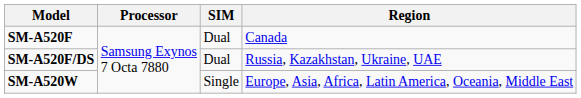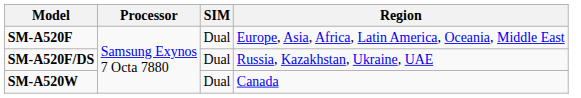(266, 37) Canada -> (401, 37) Europe, Asia, Africa, Latin America, Oceania, Middle East
(221, 81) Single -> (217, 81) Dual
(409, 81) Europe, Asia, Africa, Latin America, Oceania, Middle East -> (258, 81) Canada
